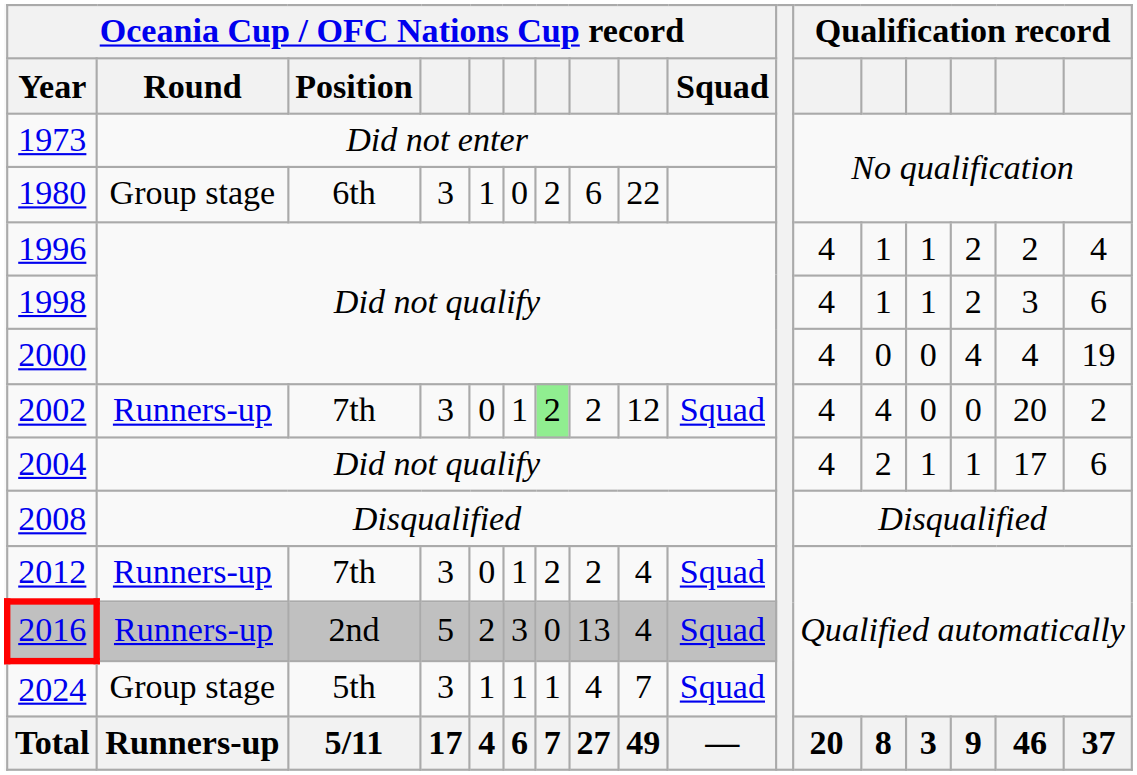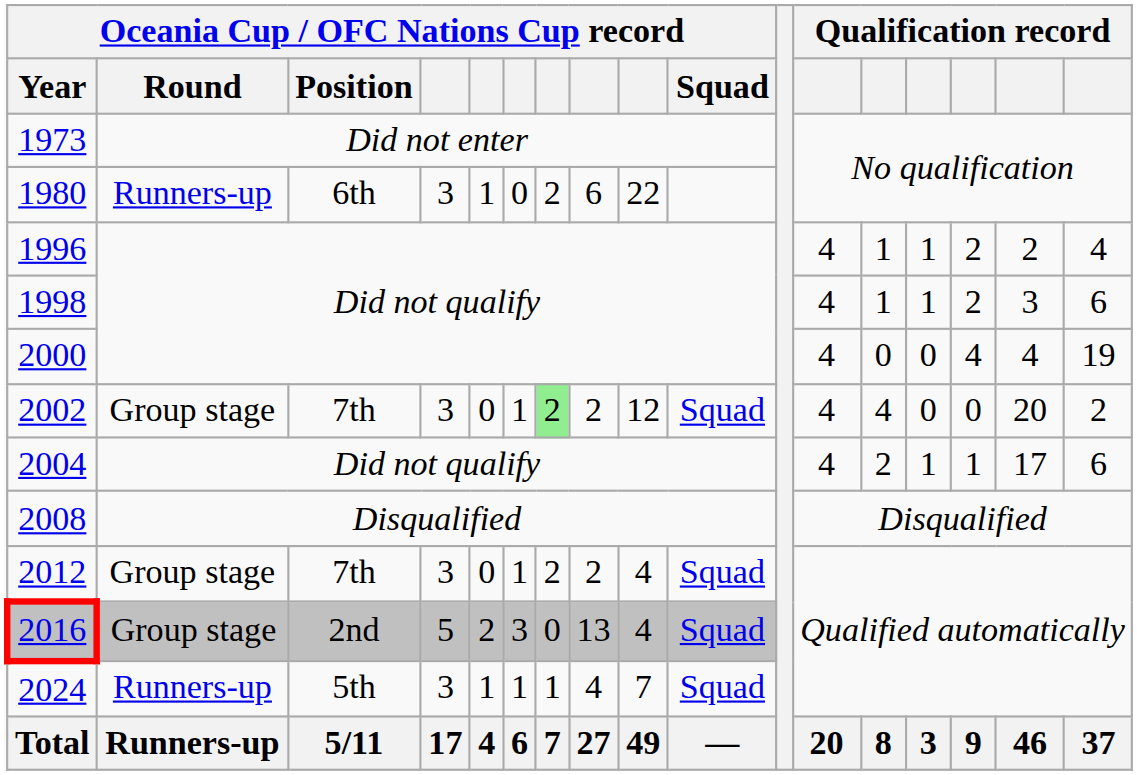(192, 193) Group stage -> (192, 193) Runners-up
(192, 409) Runners-up -> (192, 409) Group stage
(192, 573) Runners-up -> (192, 573) Group stage
(193, 630) Runners-up -> (193, 630) Group stage
(192, 687) Group stage -> (192, 687) Runners-up
